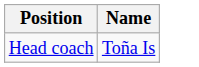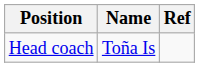+ column: (177, 18)
